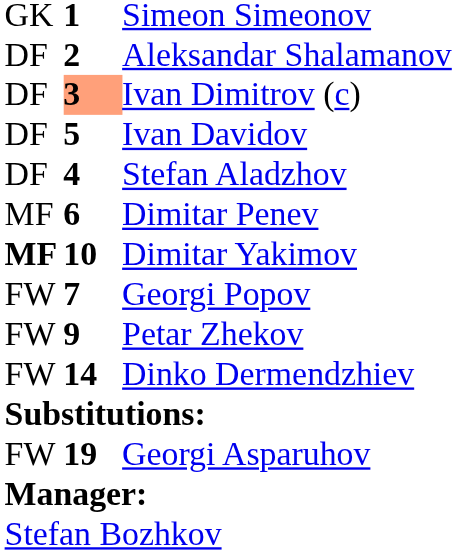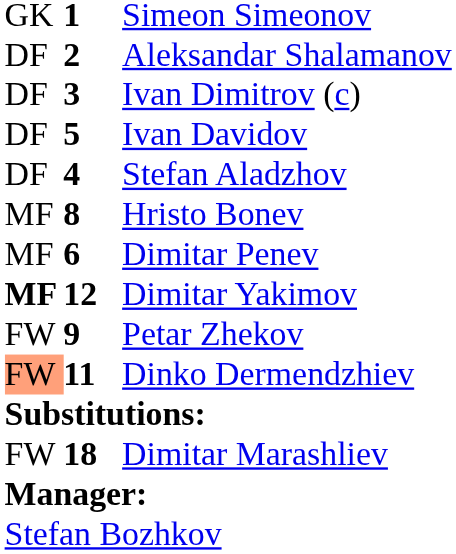(72, 94) lightsalmon background -> (72, 94) no background
+ row: (213, 214)
(80, 253) 10 -> (80, 293) 12
- row: (216, 293)
(30, 373) no background -> (30, 373) lightsalmon background
(80, 373) 14 -> (79, 373) 11
+ row: (255, 453)
- row: (246, 453)
